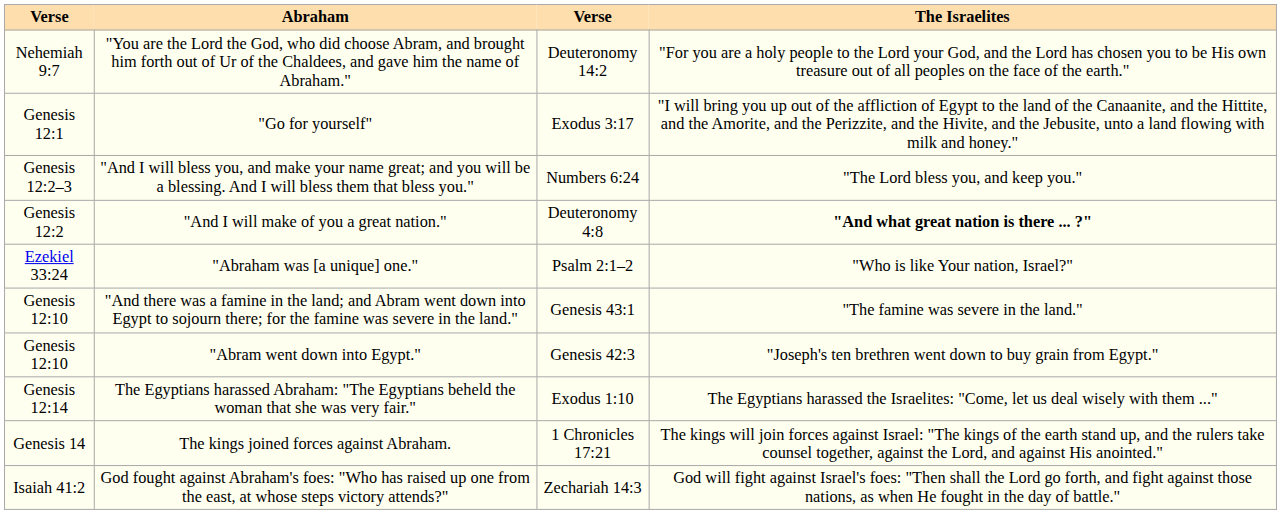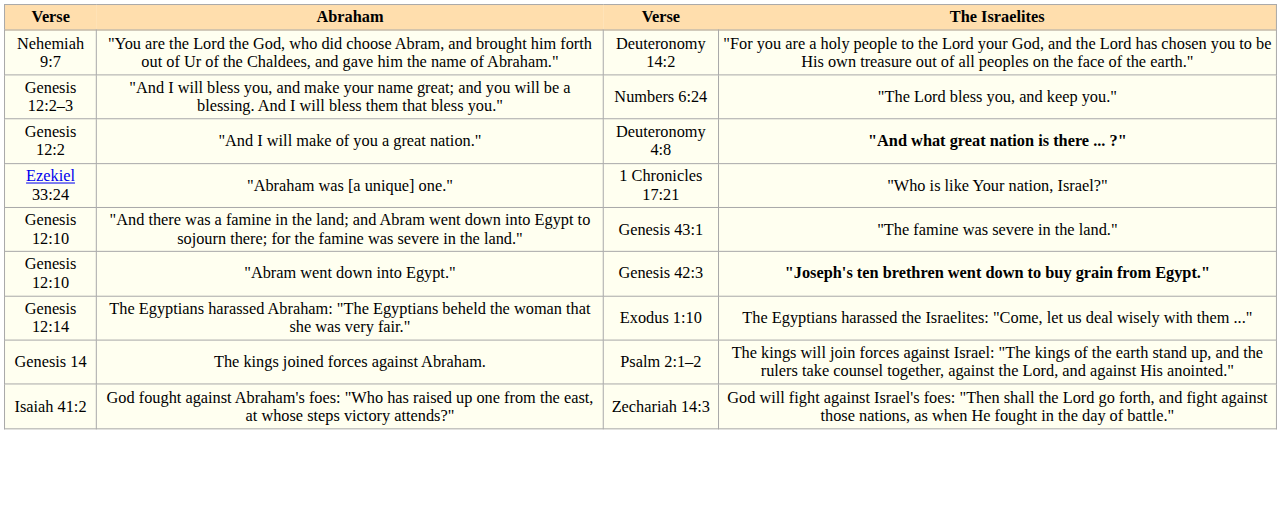- row: (315, 124)
(593, 266) Psalm 2:1–2 -> (661, 185) 1 Chronicles 17:21
(963, 354) normal -> (997, 273) bold
(593, 443) 1 Chronicles 17:21 -> (661, 362) Psalm 2:1–2
